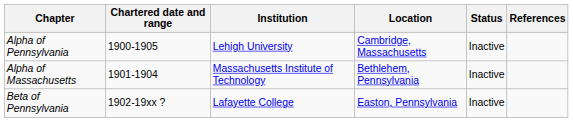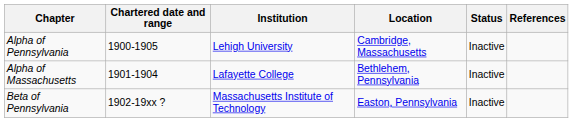(273, 74) Massachusetts Institute of Technology -> (253, 74) Lafayette College
(253, 103) Lafayette College -> (273, 103) Massachusetts Institute of Technology
